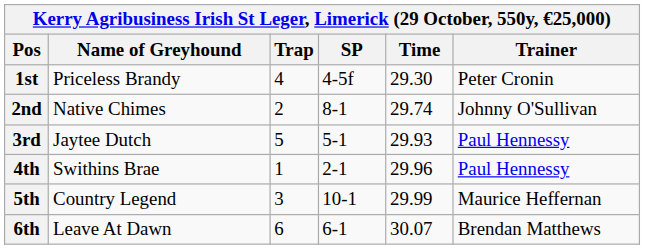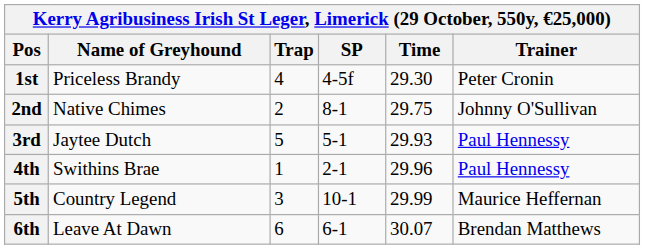(411, 109) 29.74 -> (411, 109) 29.75
